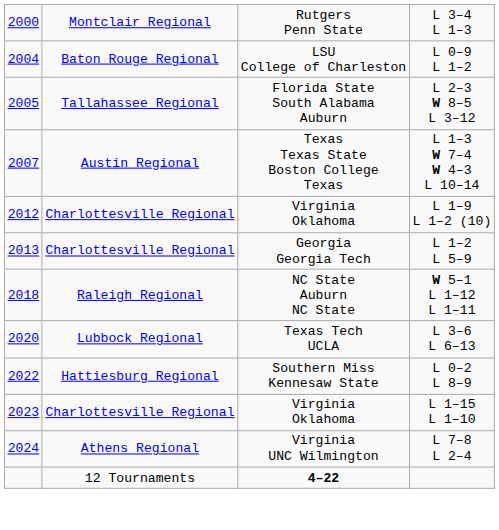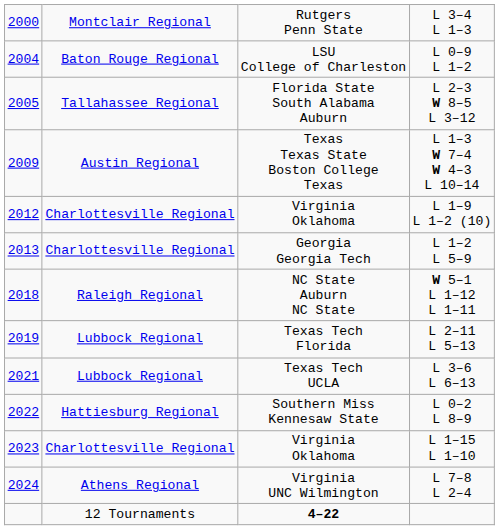(23, 163) 2007 -> (23, 163) 2009
+ row: (452, 339)
(23, 339) 2020 -> (23, 376) 2021
